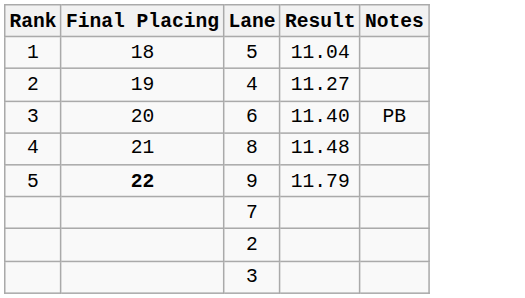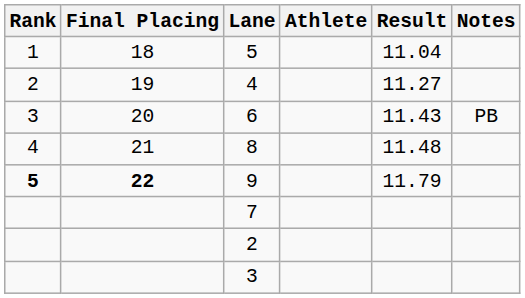+ column: (326, 21)
(320, 117) 11.40 -> (412, 117) 11.43
(33, 181) normal -> (33, 181) bold
